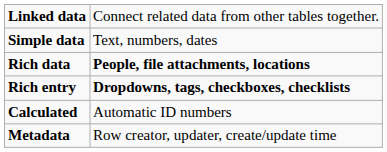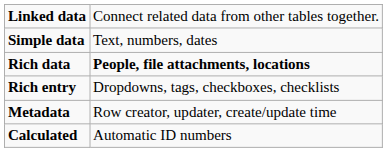(222, 87) bold -> (216, 87) normal
rows swapped: (43, 111) <-> (39, 135)
